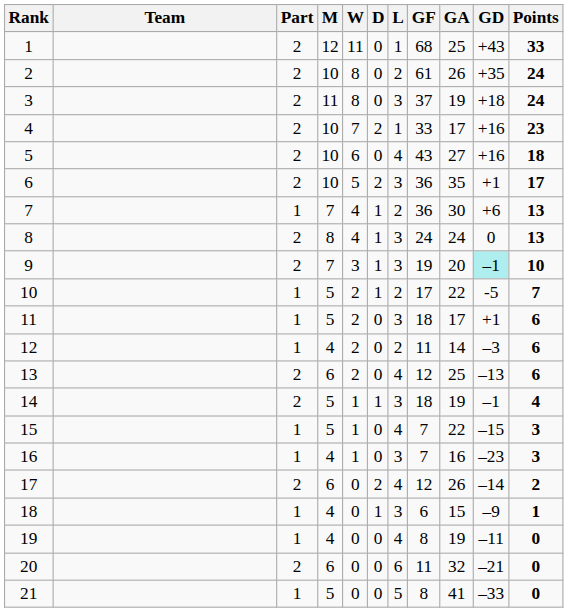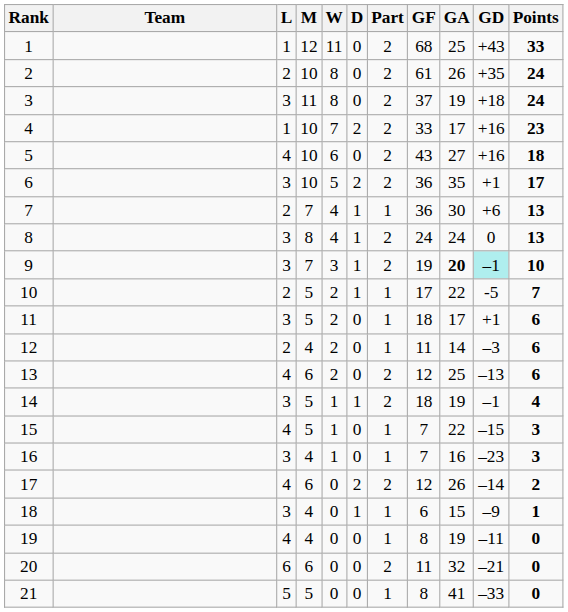columns swapped: (297, 18) <-> (398, 18)
(457, 264) normal -> (457, 264) bold
